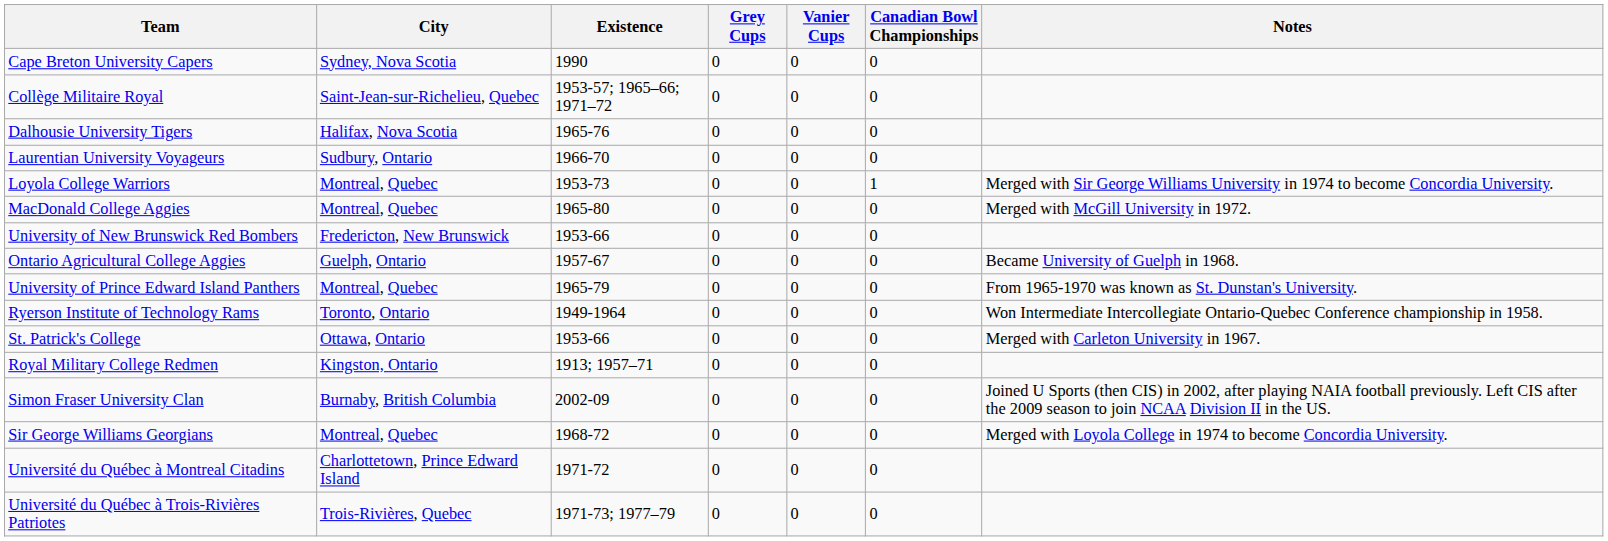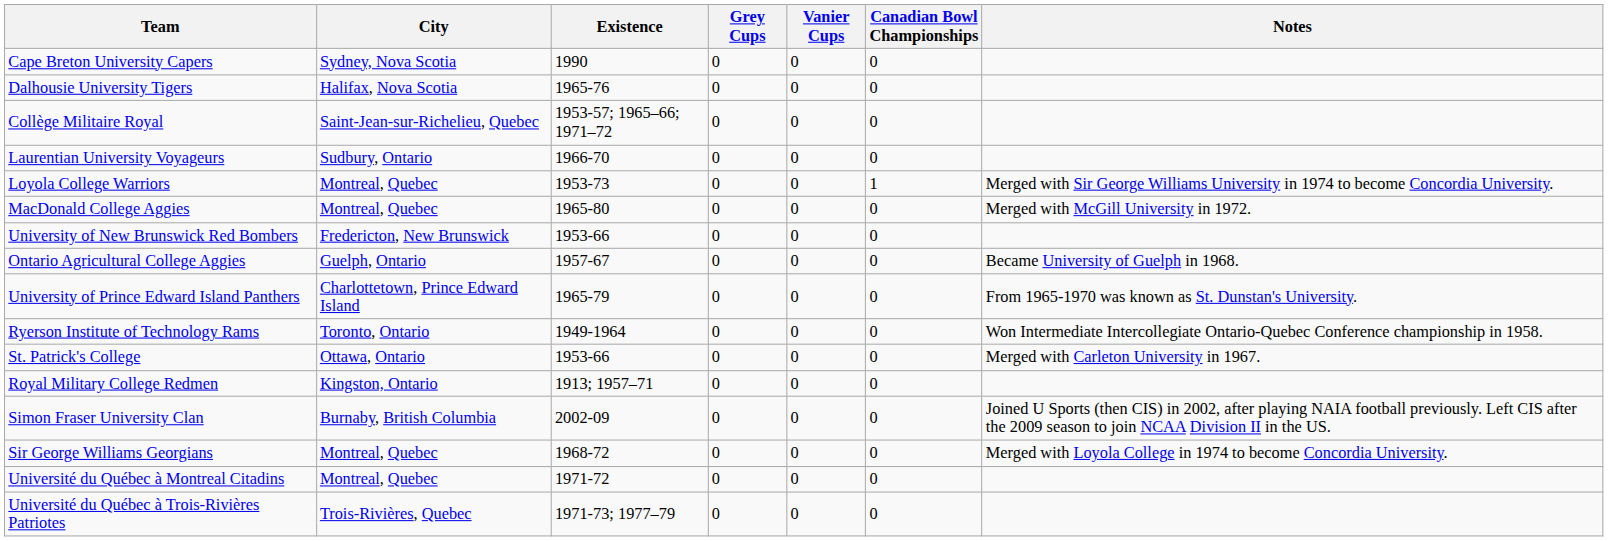rows swapped: (86, 96) <-> (100, 131)
(379, 287) Montreal, Quebec -> (419, 296) Charlottetown, Prince Edward Island
(419, 469) Charlottetown, Prince Edward Island -> (379, 479) Montreal, Quebec
